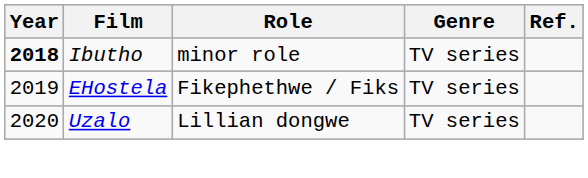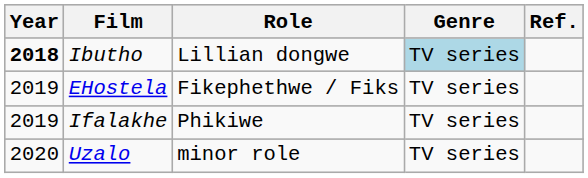(239, 55) minor role -> (263, 55) Lillian dongwe
(464, 55) no background -> (464, 55) lightblue background
+ row: (118, 122)
(263, 122) Lillian dongwe -> (239, 155) minor role
